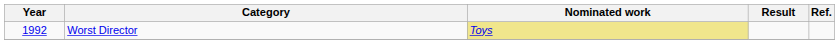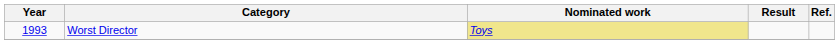(34, 30) 1992 -> (34, 30) 1993
